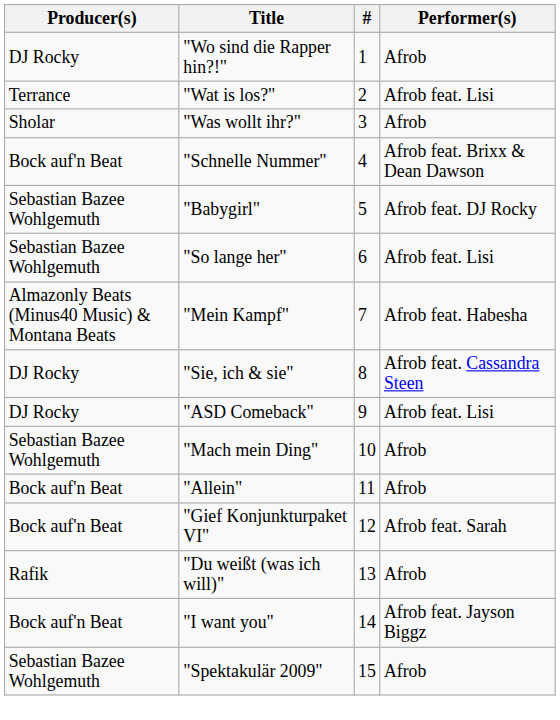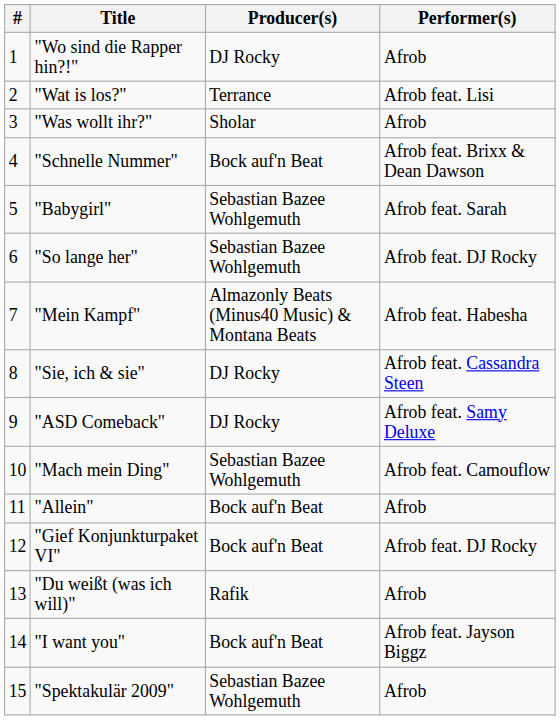columns swapped: (367, 18) <-> (92, 18)
(460, 209) Afrob feat. DJ Rocky -> (445, 209) Afrob feat. Sarah
(439, 257) Afrob feat. Lisi -> (460, 257) Afrob feat. DJ Rocky
(439, 411) Afrob feat. Lisi -> (445, 421) Afrob feat. Samy Deluxe
(405, 450) Afrob -> (467, 470) Afrob feat. Camouflow
(445, 526) Afrob feat. Sarah -> (460, 546) Afrob feat. DJ Rocky
